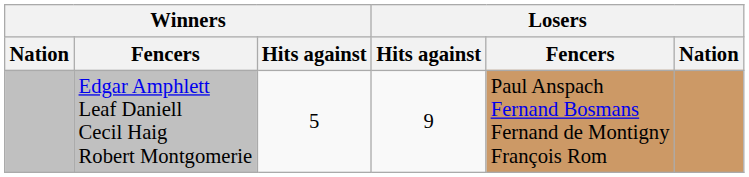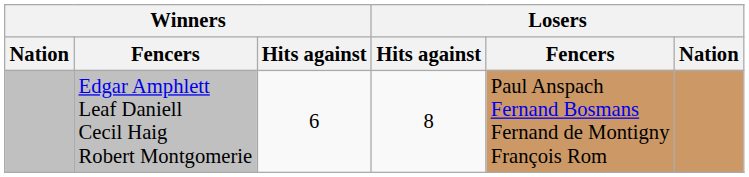(314, 121) 5 -> (314, 121) 6
(429, 121) 9 -> (429, 121) 8
